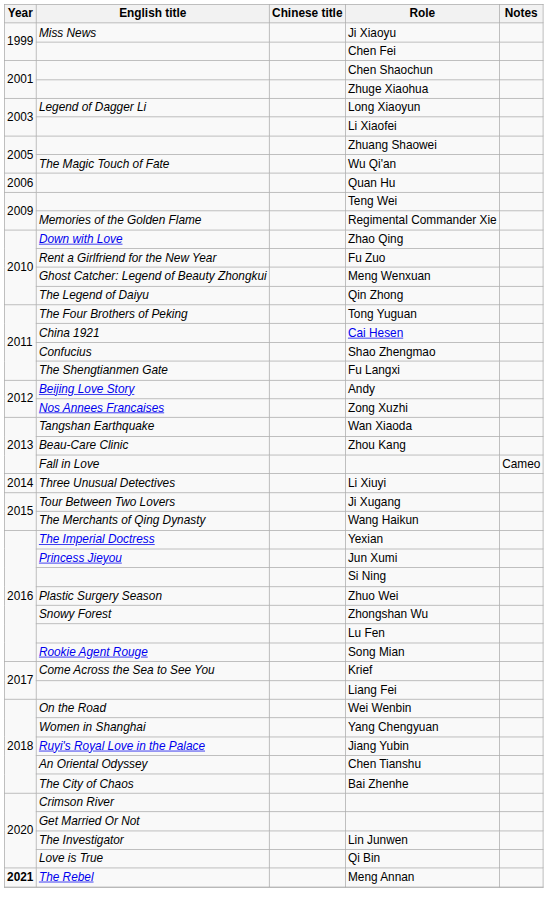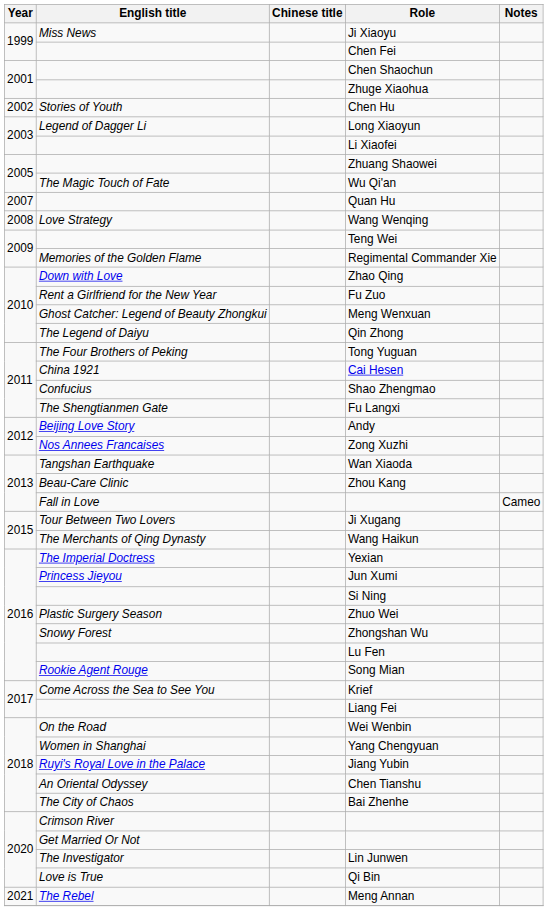+ row: (81, 107)
(20, 182) 2006 -> (20, 201) 2007
+ row: (75, 220)
- row: (107, 483)
(20, 877) bold -> (20, 896) normal
